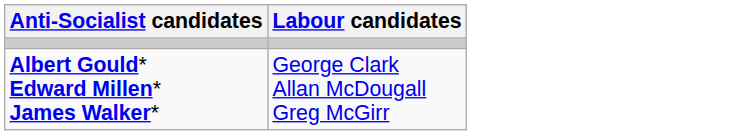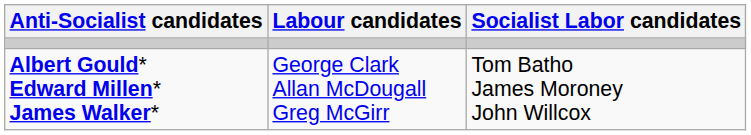+ column: (606, 21)
